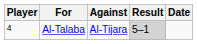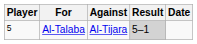(9, 28) 4 -> (9, 28) 5
